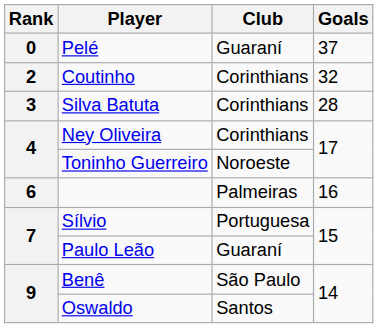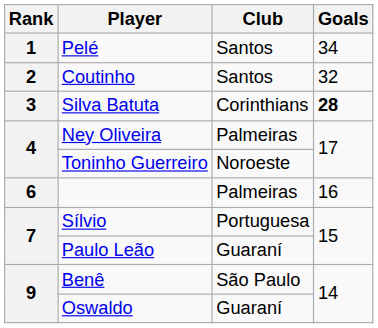(31, 47) 0 -> (31, 47) 1
(249, 47) Guaraní -> (245, 47) Santos
(328, 47) 37 -> (328, 47) 34
(262, 76) Corinthians -> (245, 76) Santos
(328, 105) normal -> (328, 105) bold
(262, 134) Corinthians -> (257, 134) Palmeiras
(245, 308) Santos -> (249, 308) Guaraní
